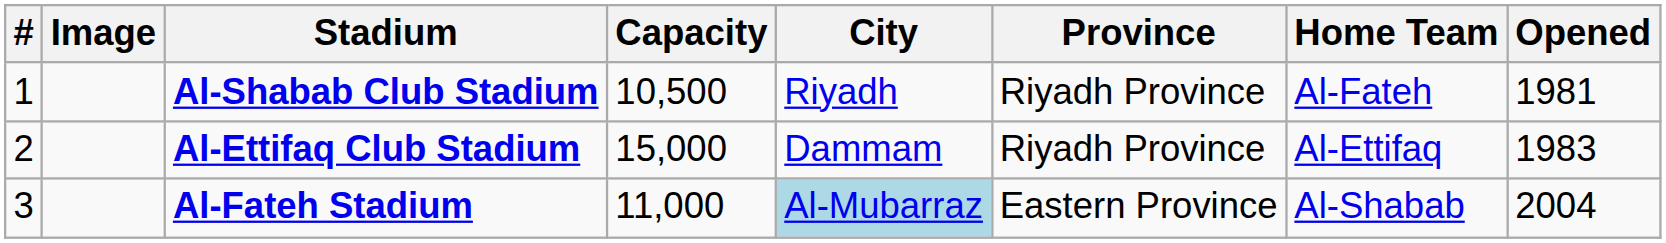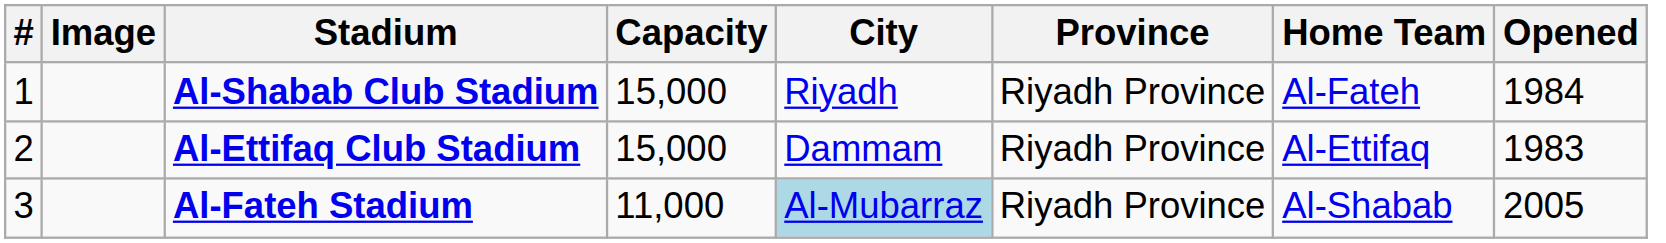(671, 91) 10,500 -> (671, 91) 15,000
(1556, 91) 1981 -> (1544, 91) 1984
(1139, 206) Eastern Province -> (1133, 206) Riyadh Province
(1556, 206) 2004 -> (1544, 206) 2005
